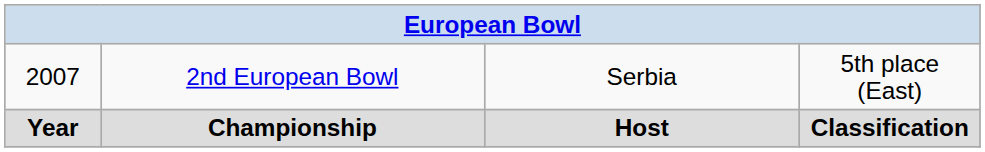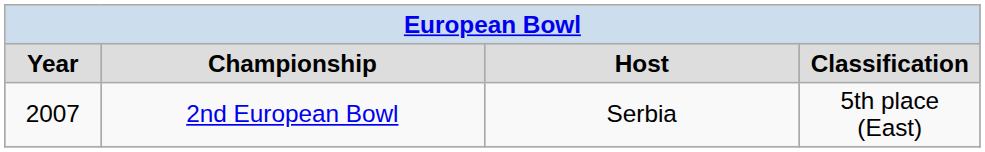rows swapped: (53, 128) <-> (53, 76)
